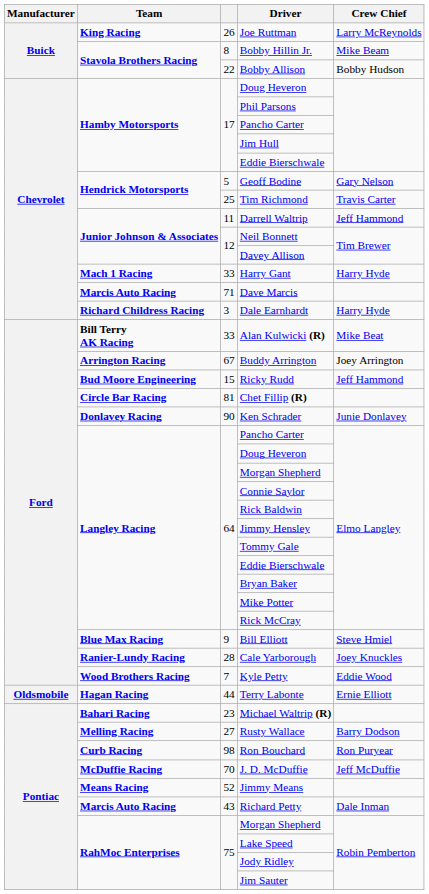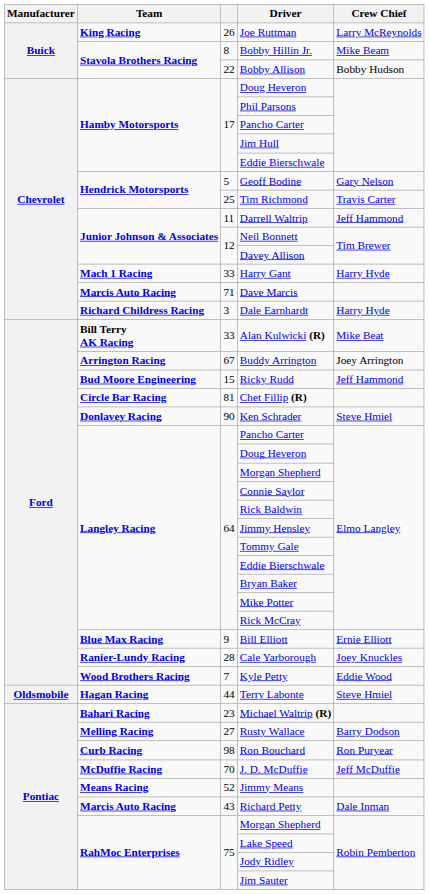(371, 416) Junie Donlavey -> (364, 416) Steve Hmiel
(364, 639) Steve Hmiel -> (364, 639) Ernie Elliott
(364, 694) Ernie Elliott -> (364, 694) Steve Hmiel
